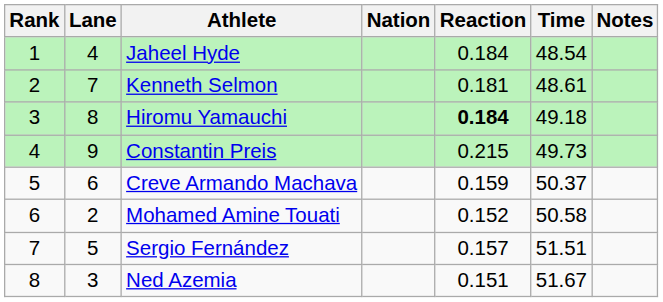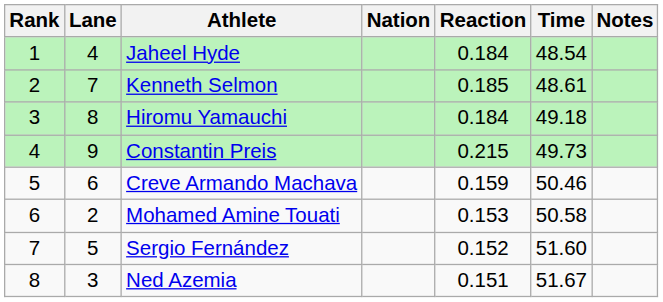(483, 85) 0.181 -> (483, 85) 0.185
(483, 118) bold -> (483, 118) normal
(561, 183) 50.37 -> (561, 183) 50.46
(483, 215) 0.152 -> (483, 215) 0.153
(483, 248) 0.157 -> (483, 248) 0.152
(561, 248) 51.51 -> (561, 248) 51.60
